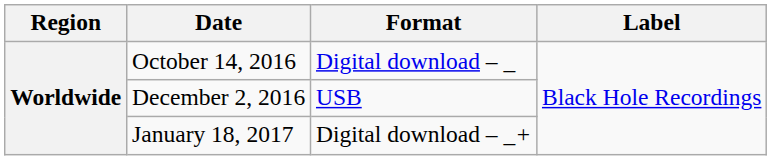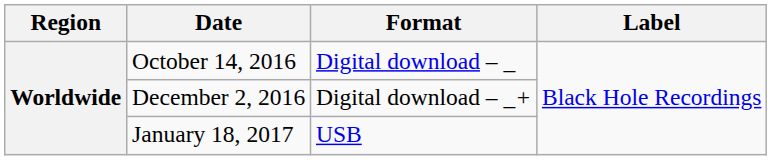(339, 97) USB -> (424, 97) Digital download – _+
(424, 135) Digital download – _+ -> (339, 135) USB
